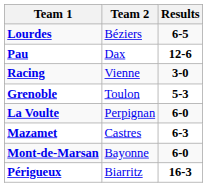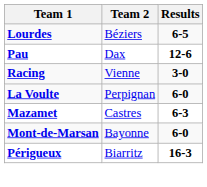- row: (32, 93)
